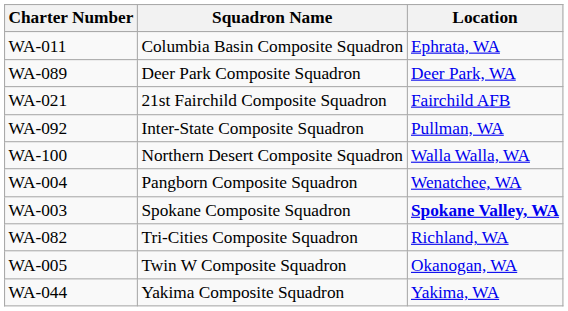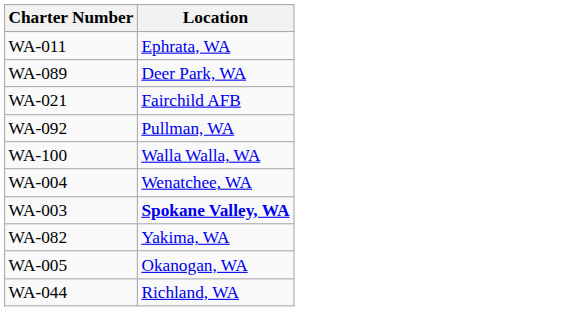- column: (272, 18)
(460, 237) Richland, WA -> (186, 237) Yakima, WA
(455, 292) Yakima, WA -> (190, 292) Richland, WA
